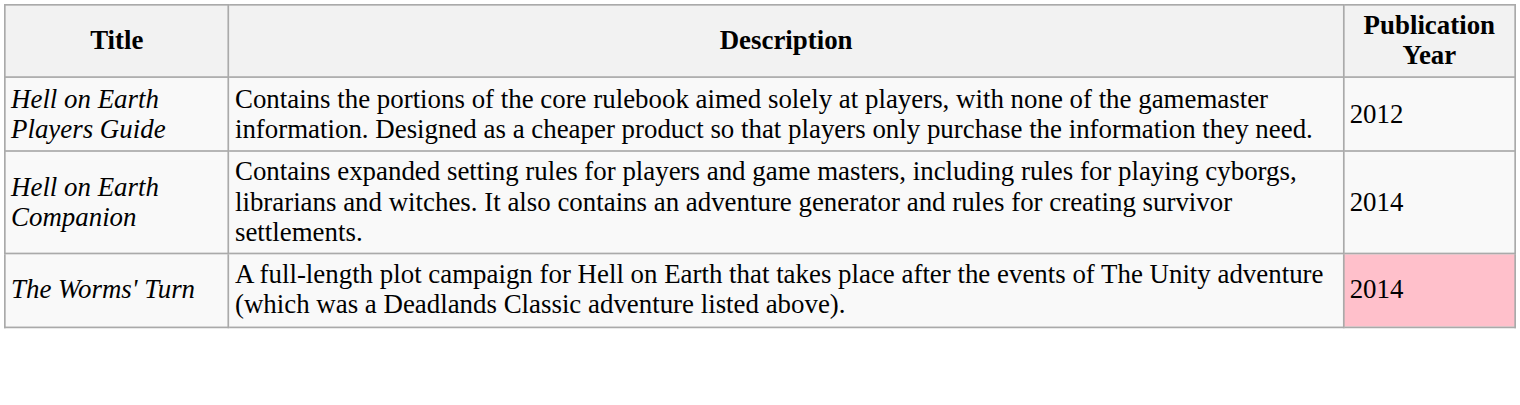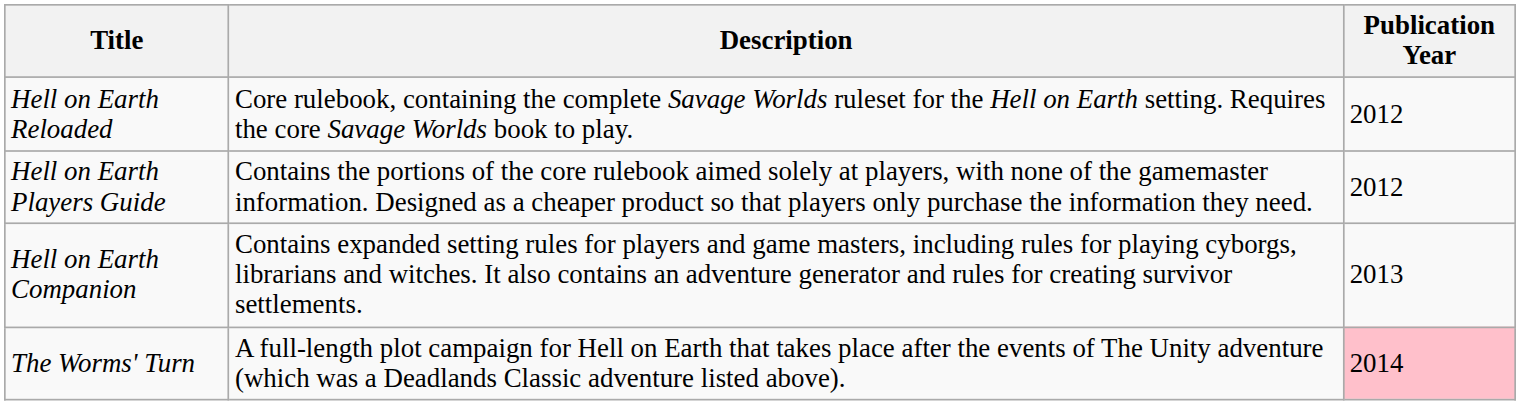+ row: (85, 113)
(1377, 201) 2014 -> (1377, 274) 2013
